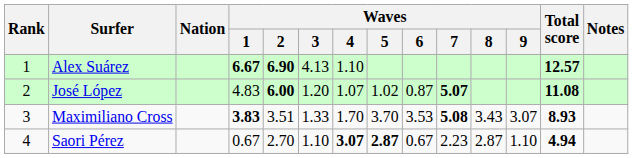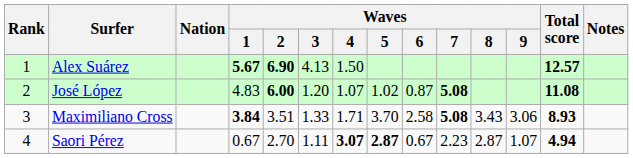(246, 66) 6.67 -> (246, 66) 5.67
(350, 66) 1.10 -> (350, 66) 1.50
(454, 91) 5.07 -> (454, 91) 5.08
(246, 116) 3.83 -> (246, 116) 3.84
(350, 116) 1.70 -> (350, 116) 1.71
(419, 116) 3.53 -> (419, 116) 2.58
(523, 116) 3.07 -> (523, 116) 3.06
(315, 141) 1.10 -> (315, 141) 1.11
(523, 141) 1.10 -> (523, 141) 1.07
